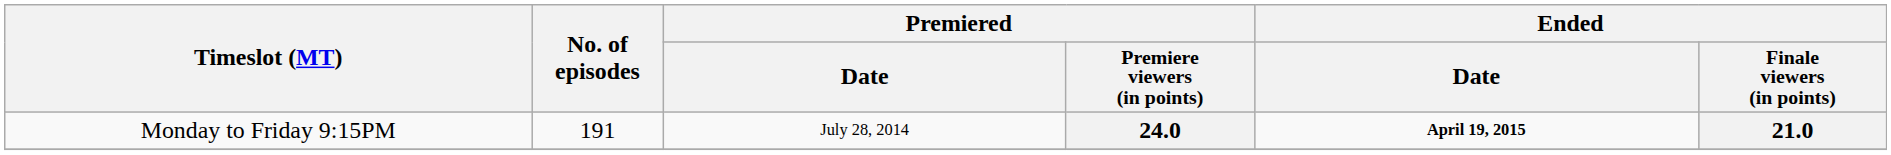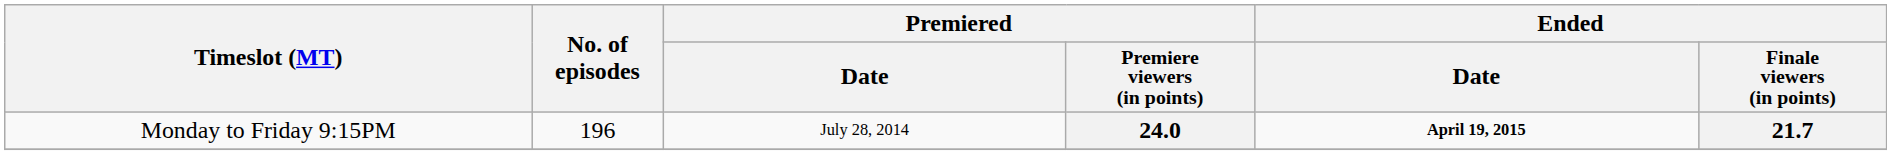(598, 130) 191 -> (598, 130) 196
(1793, 130) 21.0 -> (1793, 130) 21.7
